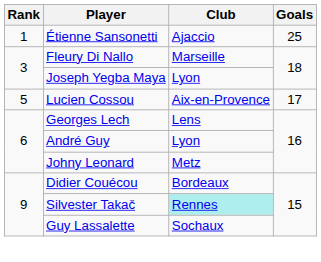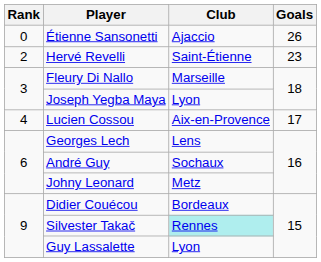(24, 36) 1 -> (24, 36) 0
(295, 36) 25 -> (295, 36) 26
+ row: (86, 57)
(24, 99) 5 -> (24, 120) 4
(186, 141) Lyon -> (198, 162) Sochaux
(198, 225) Sochaux -> (186, 246) Lyon
